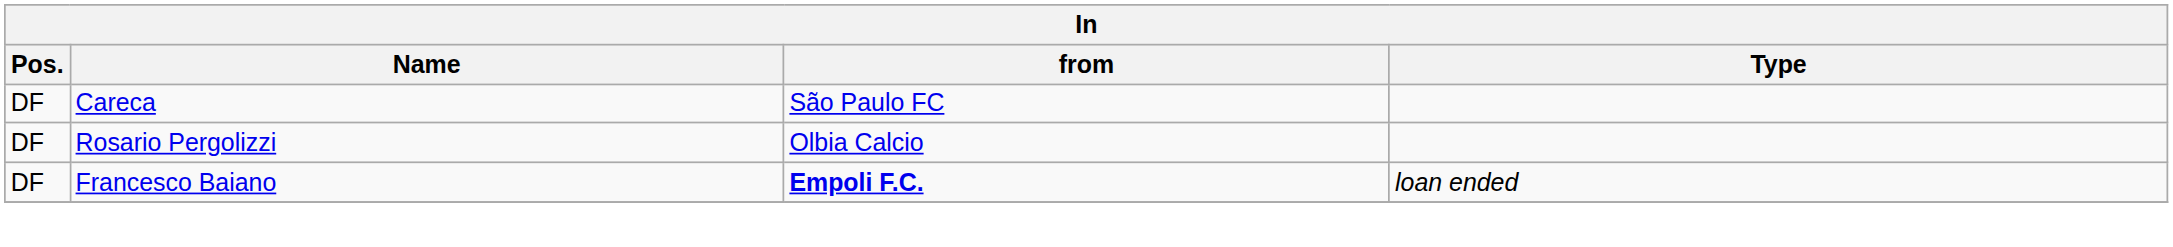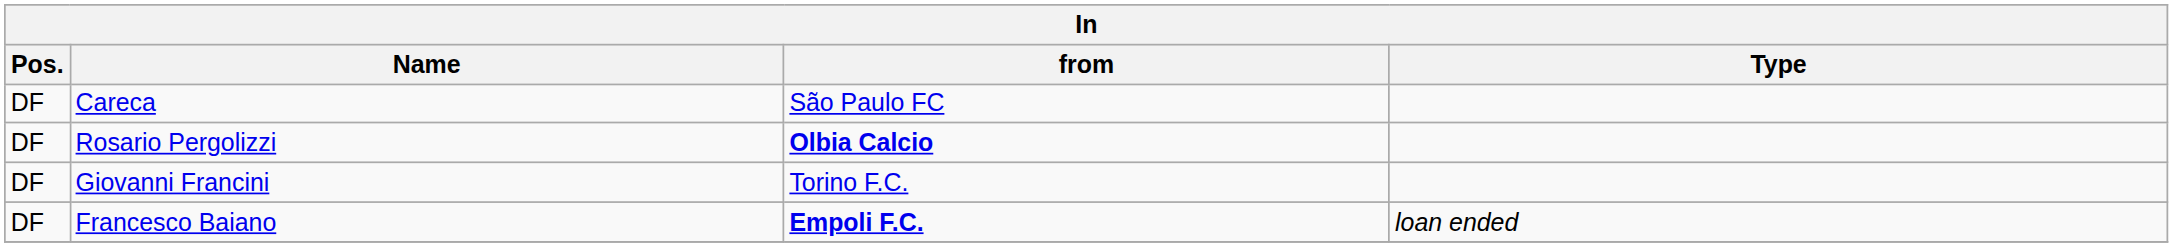(857, 143) normal -> (861, 143) bold
+ row: (172, 182)
